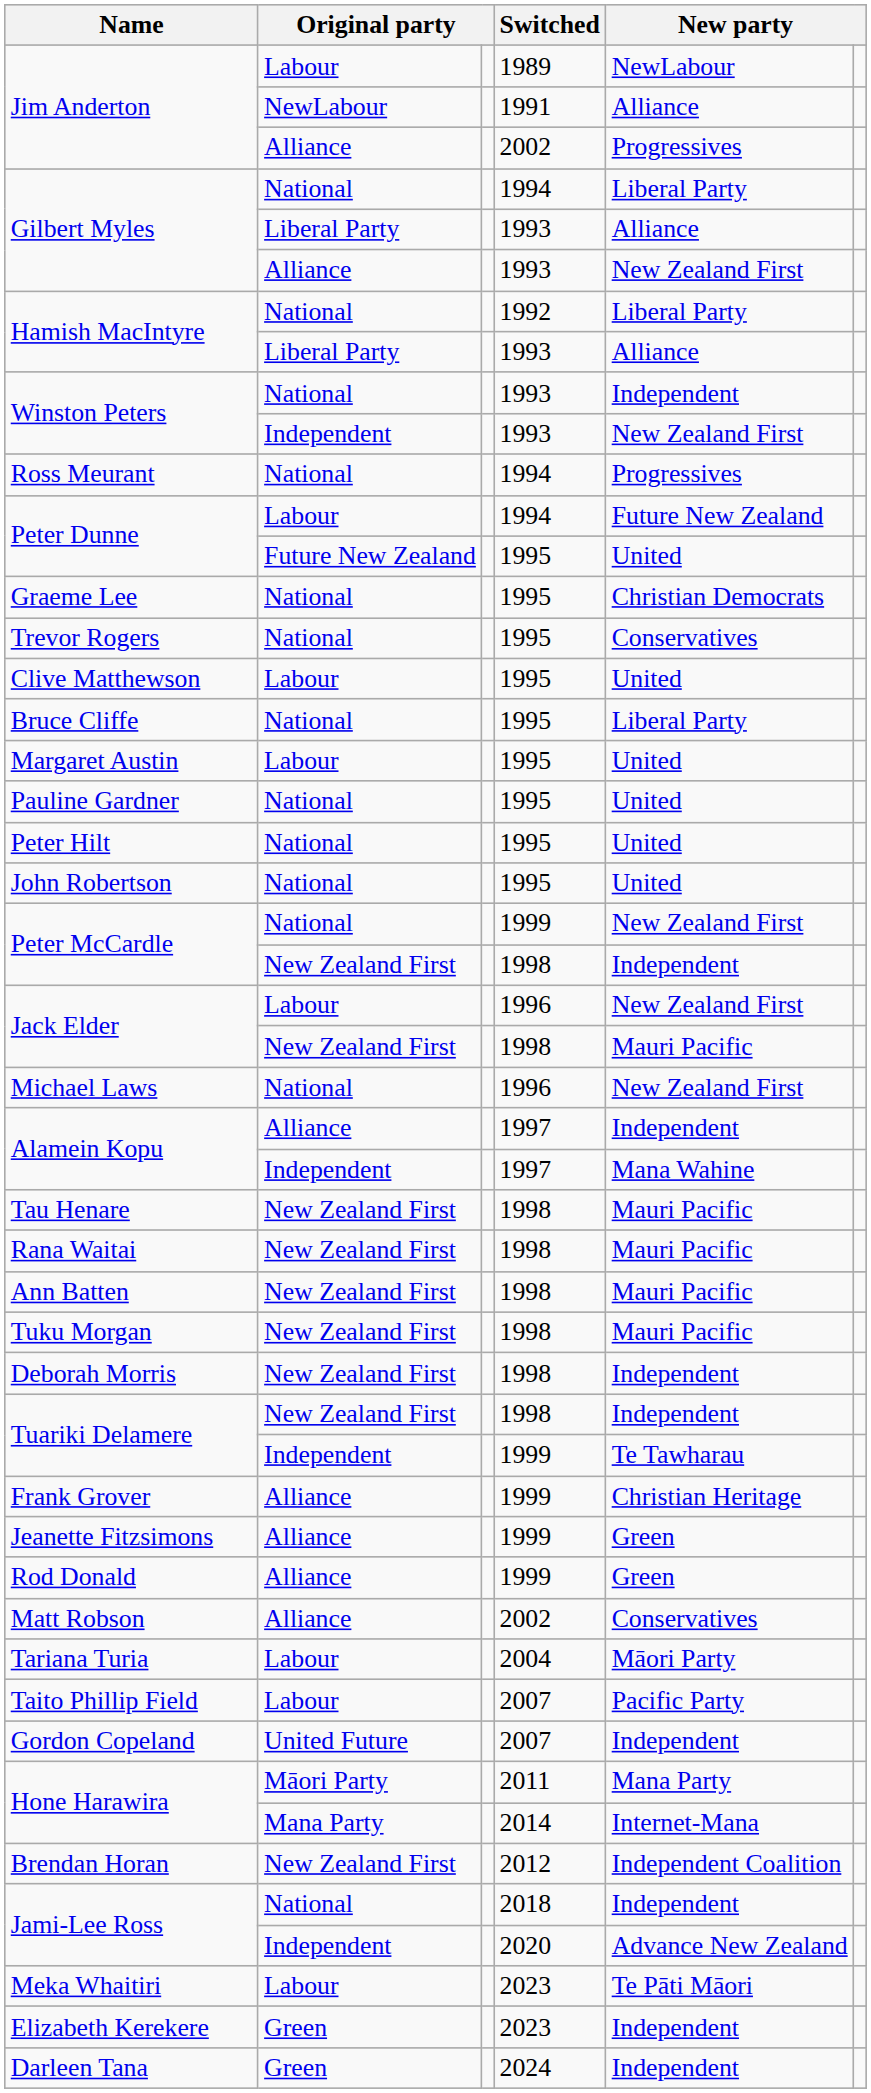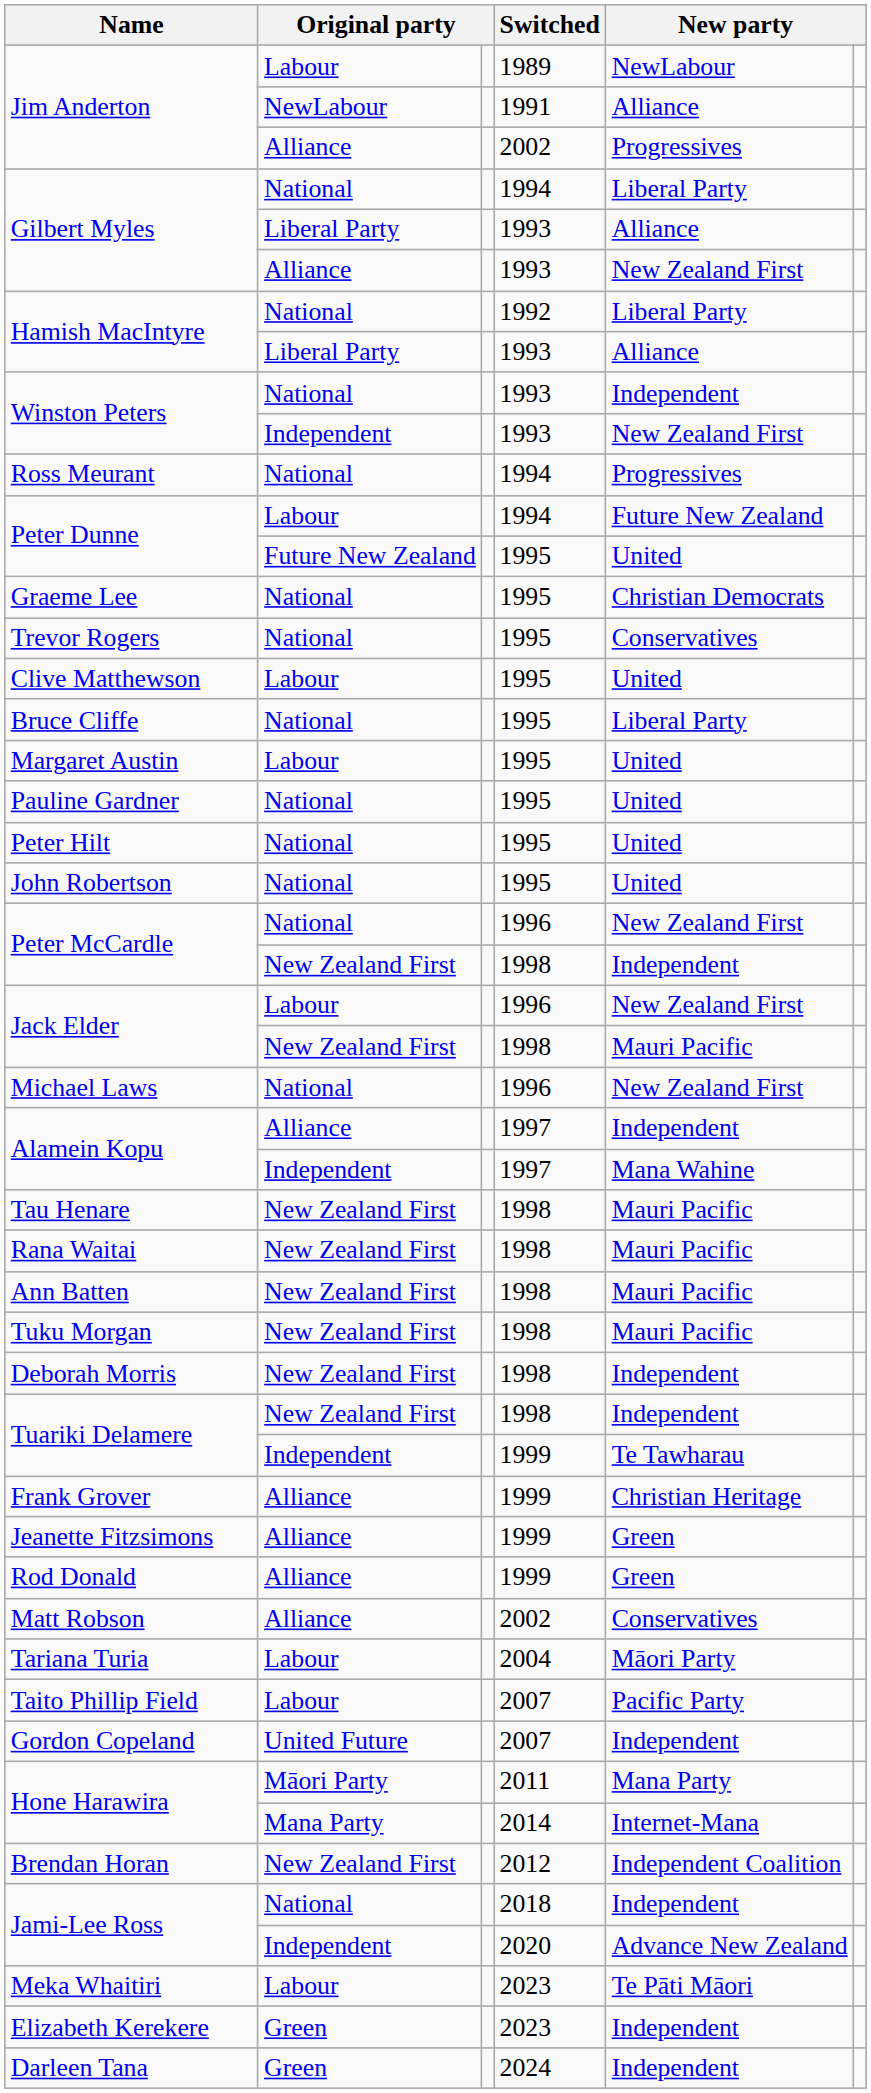(525, 923) 1999 -> (525, 923) 1996
